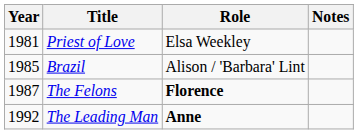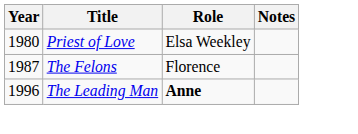(24, 41) 1981 -> (24, 41) 1980
- row: (66, 66)
(194, 91) bold -> (193, 66) normal
(24, 116) 1992 -> (24, 91) 1996
